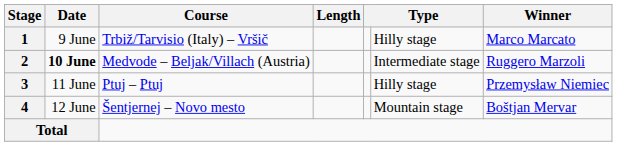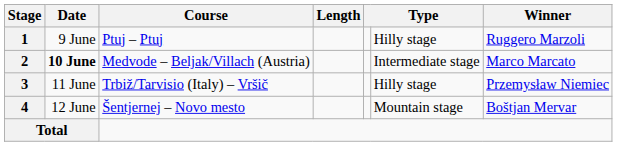(185, 38) Trbiž/Tarvisio (Italy) – Vršič -> (133, 38) Ptuj – Ptuj
(531, 38) Marco Marcato -> (536, 38) Ruggero Marzoli
(536, 61) Ruggero Marzoli -> (531, 61) Marco Marcato
(133, 84) Ptuj – Ptuj -> (185, 84) Trbiž/Tarvisio (Italy) – Vršič
